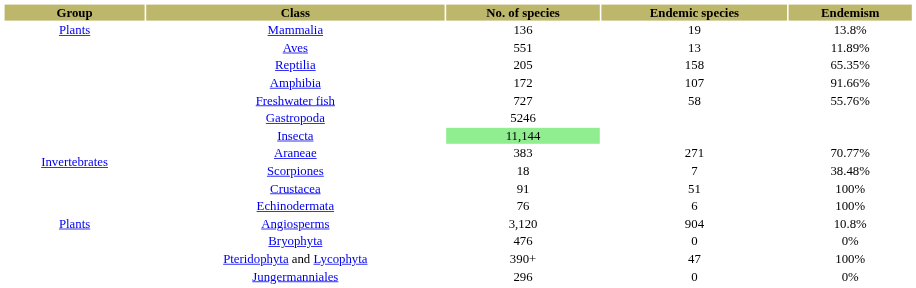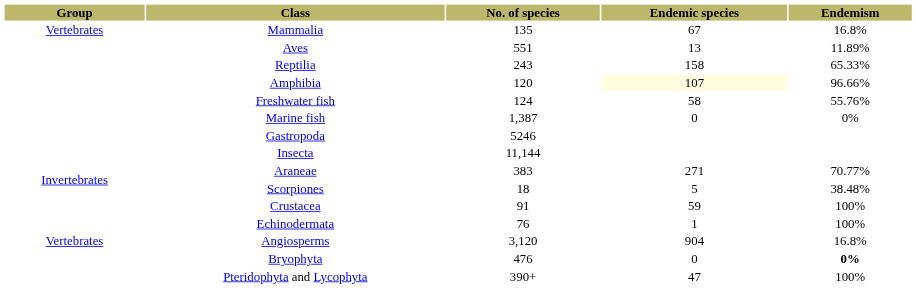(75, 30) Plants -> (75, 30) Vertebrates
(523, 30) 136 -> (523, 30) 135
(694, 30) 19 -> (694, 30) 67
(850, 30) 13.8% -> (850, 30) 16.8%
(523, 65) 205 -> (523, 65) 243
(850, 65) 65.35% -> (850, 65) 65.33%
(523, 83) 172 -> (523, 83) 120
(694, 83) no background -> (694, 83) lightyellow background
(850, 83) 91.66% -> (850, 83) 96.66%
(523, 100) 727 -> (523, 100) 124
+ row: (295, 118)
(523, 135) lightgreen background -> (523, 153) no background
(694, 171) 7 -> (694, 188) 5
(694, 188) 51 -> (694, 206) 59
(694, 206) 6 -> (694, 223) 1
(75, 223) Plants -> (75, 241) Vertebrates
(850, 223) 10.8% -> (850, 241) 16.8%
(850, 241) normal -> (850, 259) bold
- row: (295, 276)
